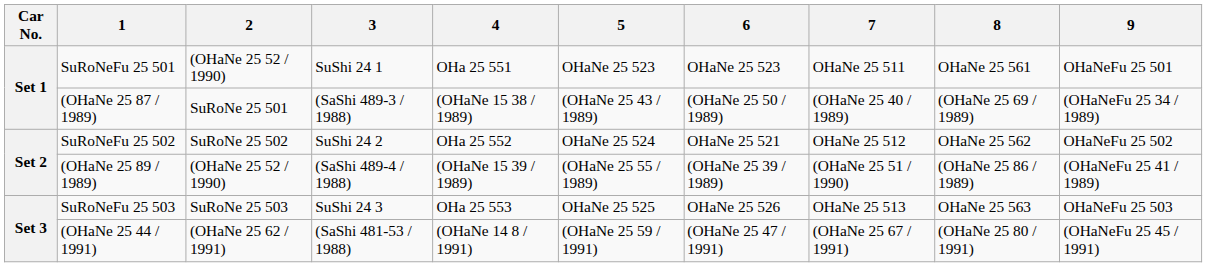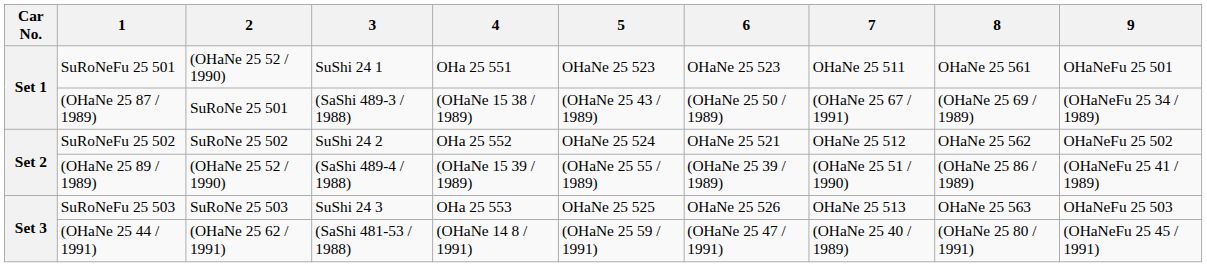(862, 108) (OHaNe 25 40 / 1989) -> (862, 108) (OHaNe 25 67 / 1991)
(862, 240) (OHaNe 25 67 / 1991) -> (862, 240) (OHaNe 25 40 / 1989)
